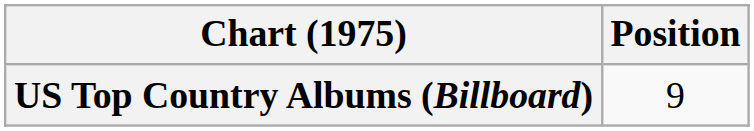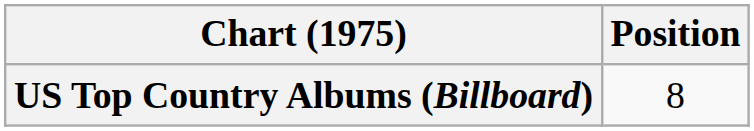(675, 94) 9 -> (675, 94) 8
